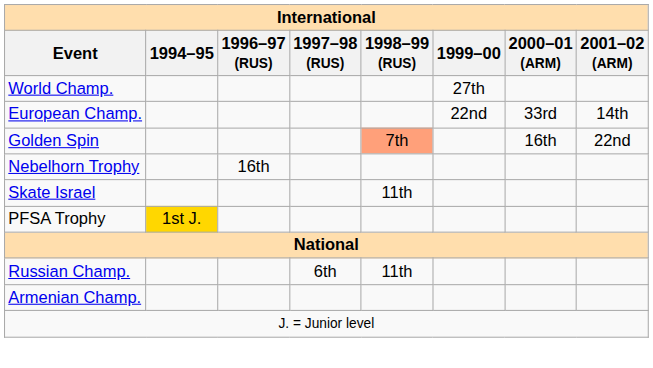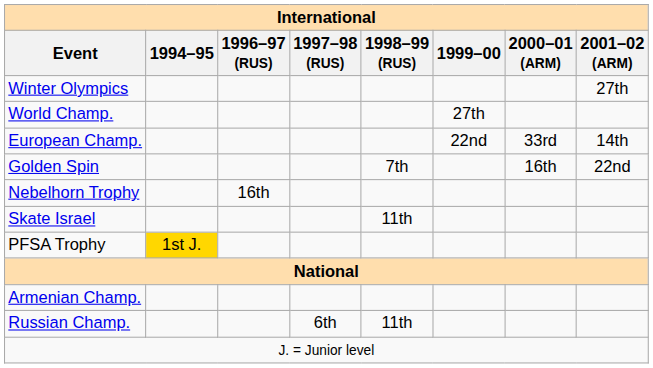+ row: (68, 88)
(397, 140) lightsalmon background -> (397, 166) no background
rows swapped: (75, 297) <-> (69, 271)
